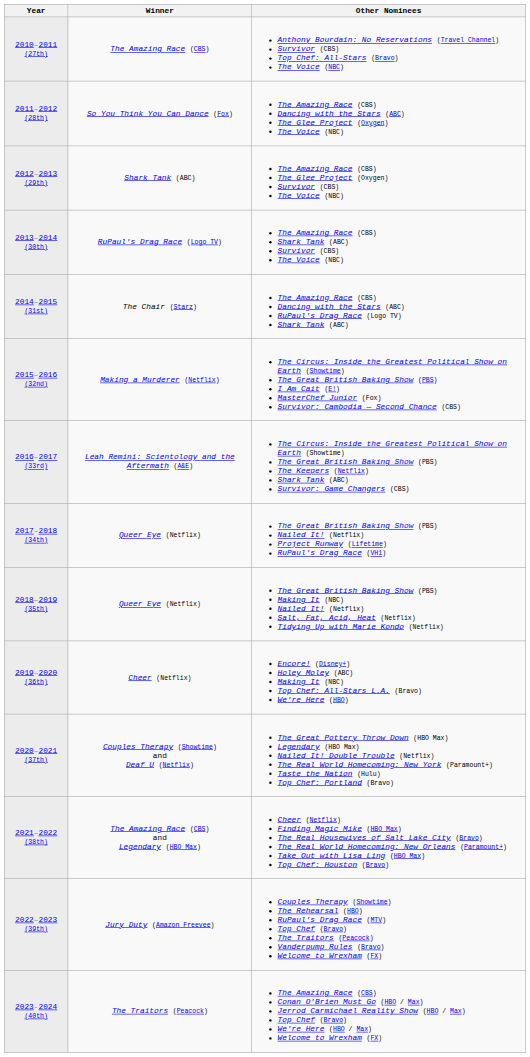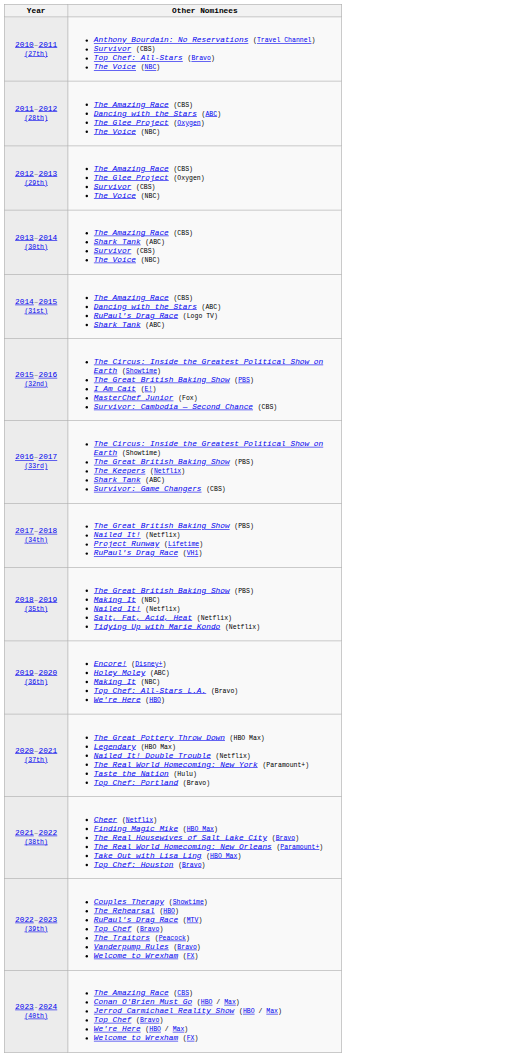- column: (160, 11)
